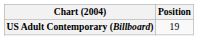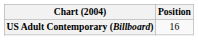(174, 27) 19 -> (174, 27) 16
